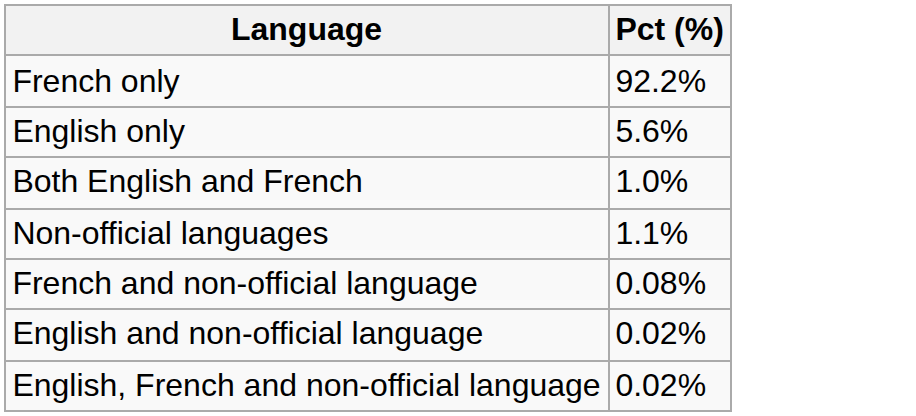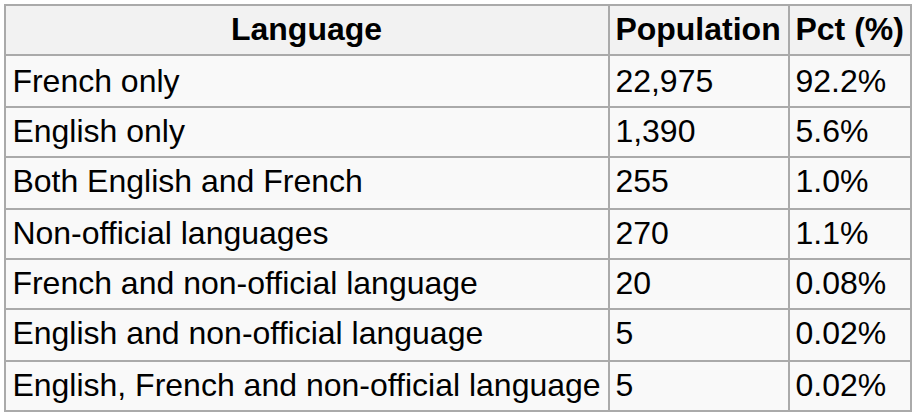+ column: (698, 29)
